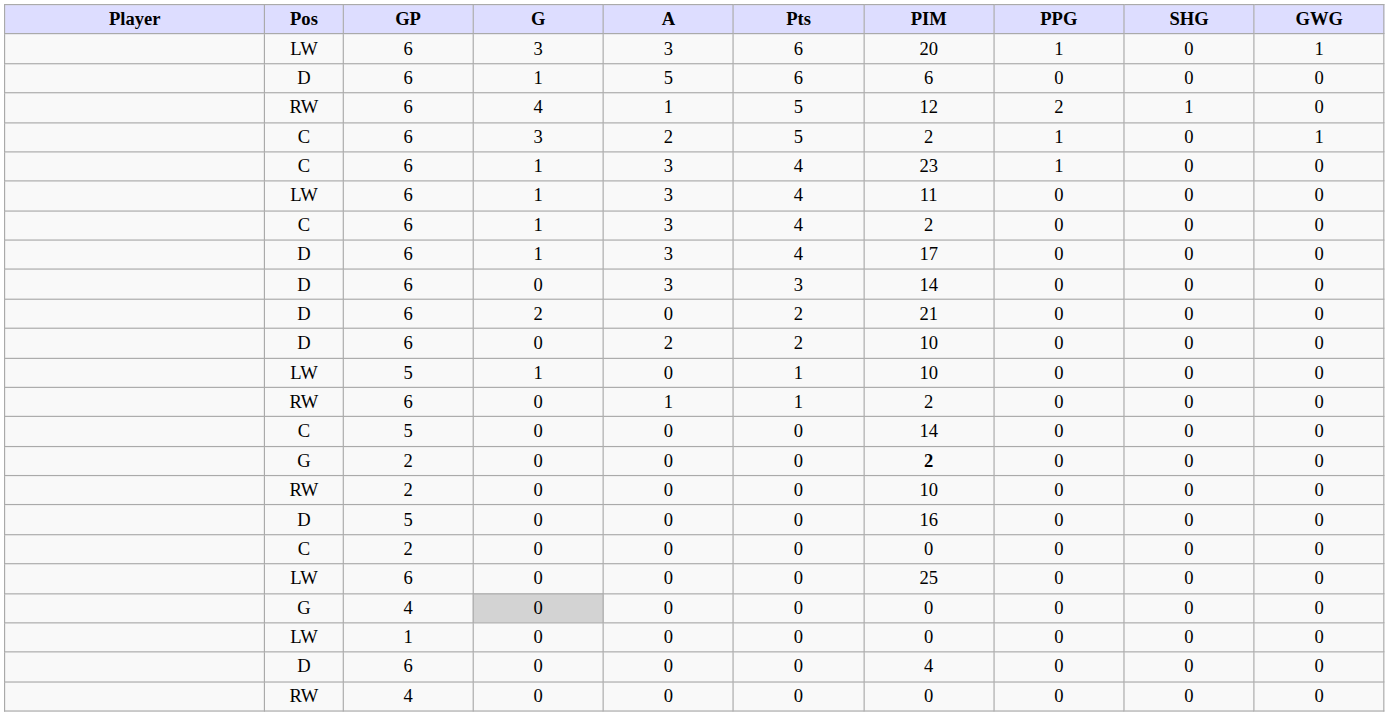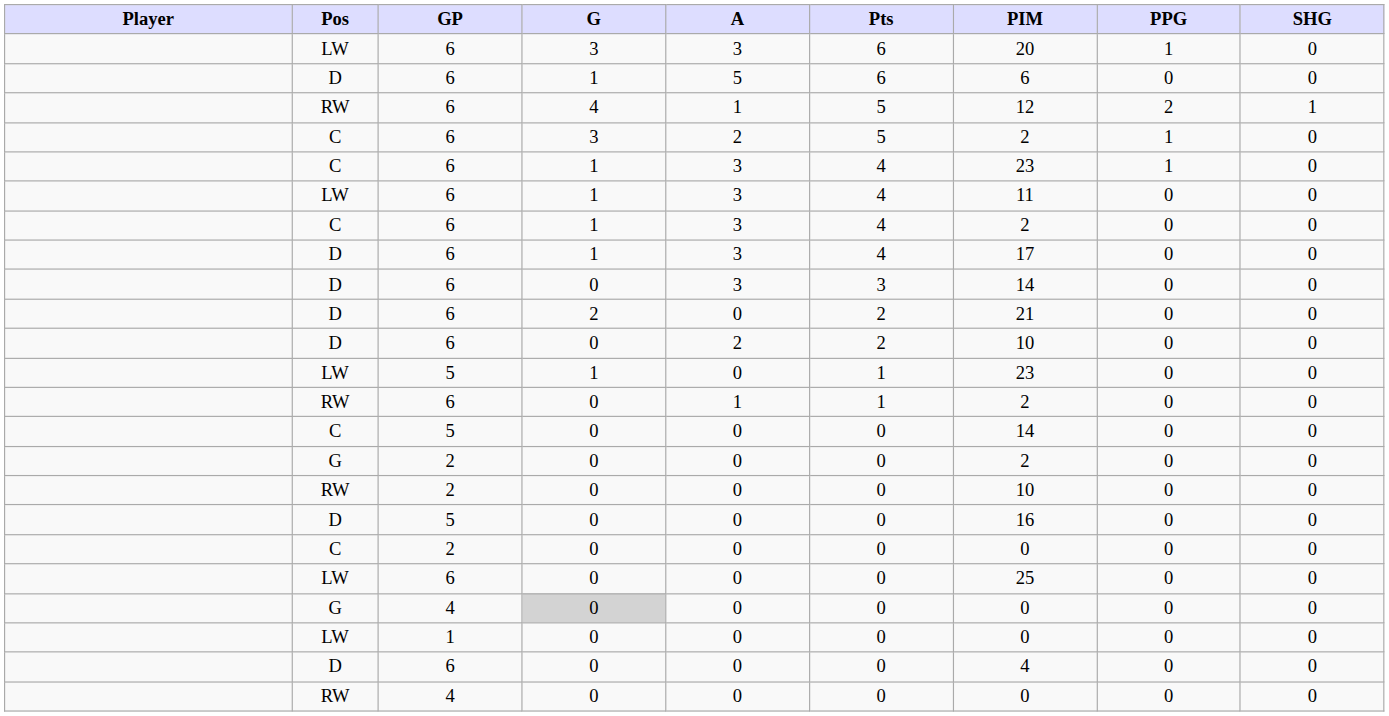- column: (1319, 19)
(929, 372) 10 -> (1025, 372) 23
(929, 460) bold -> (1025, 460) normal
